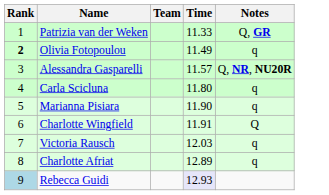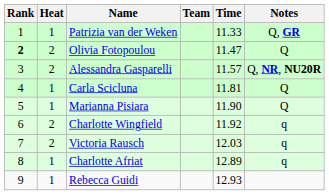+ column: (52, 13)
(199, 50) 11.49 -> (229, 50) 11.47
(255, 50) q -> (284, 50) Q
(199, 87) 11.80 -> (229, 87) 11.81
(255, 87) q -> (284, 87) Q
(255, 106) q -> (284, 106) Q
(199, 124) 11.91 -> (229, 124) 11.92
(255, 124) Q -> (284, 124) q
(21, 180) lightblue background -> (21, 180) no background
(199, 180) lavender background -> (229, 180) no background
